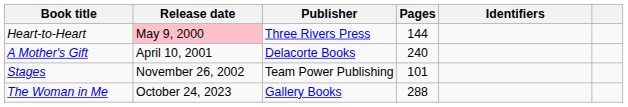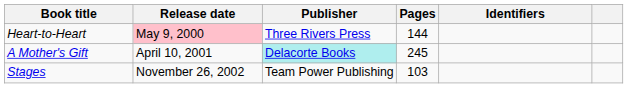(310, 53) no background -> (310, 53) paleturquoise background
(418, 53) 240 -> (418, 53) 245
(418, 72) 101 -> (418, 72) 103
- row: (58, 92)
